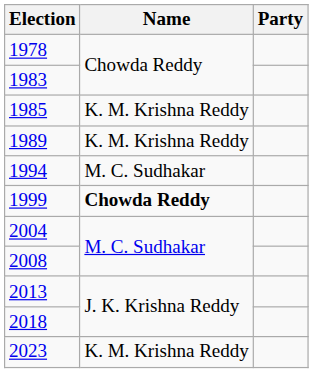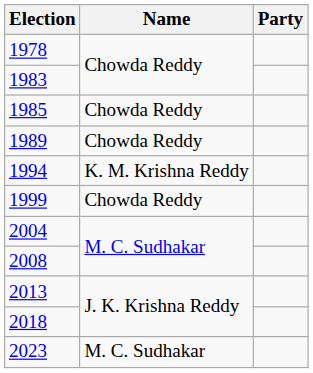(167, 110) K. M. Krishna Reddy -> (143, 110) Chowda Reddy
(167, 140) K. M. Krishna Reddy -> (143, 140) Chowda Reddy
(145, 170) M. C. Sudhakar -> (167, 170) K. M. Krishna Reddy
(147, 200) bold -> (143, 200) normal
(167, 351) K. M. Krishna Reddy -> (145, 351) M. C. Sudhakar
